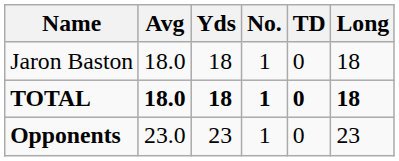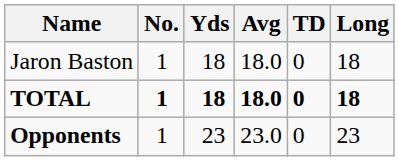columns swapped: (264, 23) <-> (165, 23)
